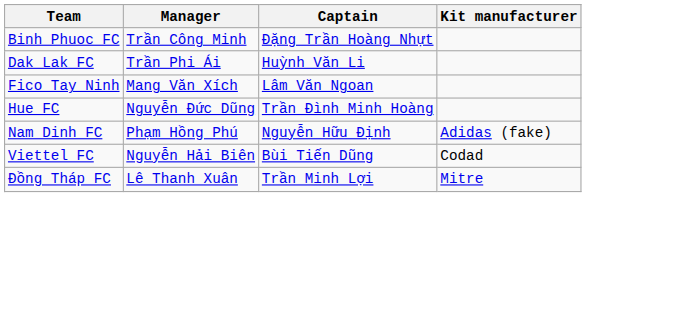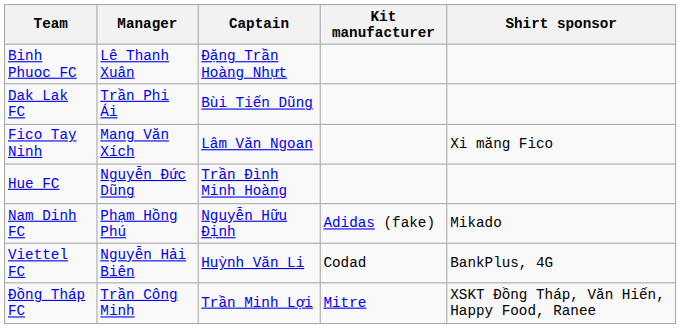+ column: (561, 24)
(186, 40) Trần Công Minh -> (135, 64) Lê Thanh Xuân
(313, 63) Huỳnh Văn Li -> (257, 104) Bùi Tiến Dũng
(318, 156) Bùi Tiến Dũng -> (253, 263) Huỳnh Văn Li
(182, 179) Lê Thanh Xuân -> (139, 303) Trần Công Minh
